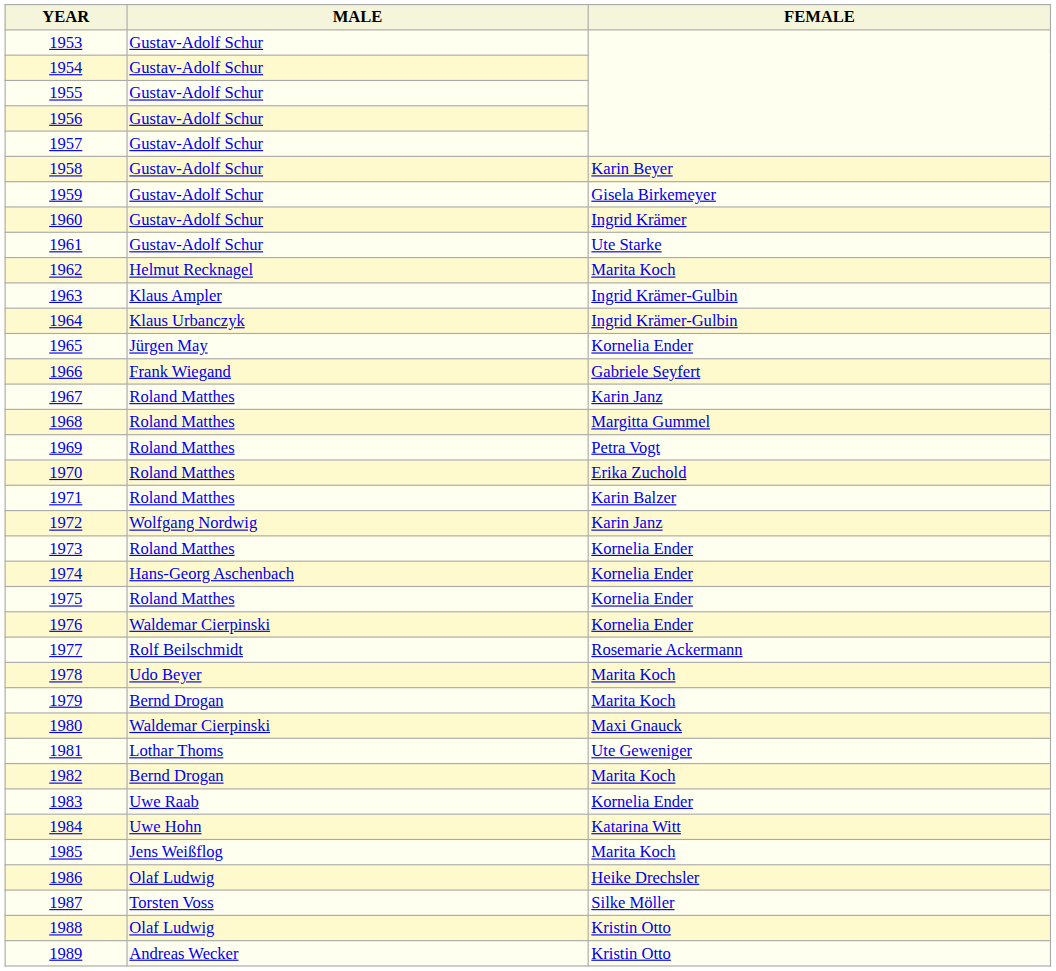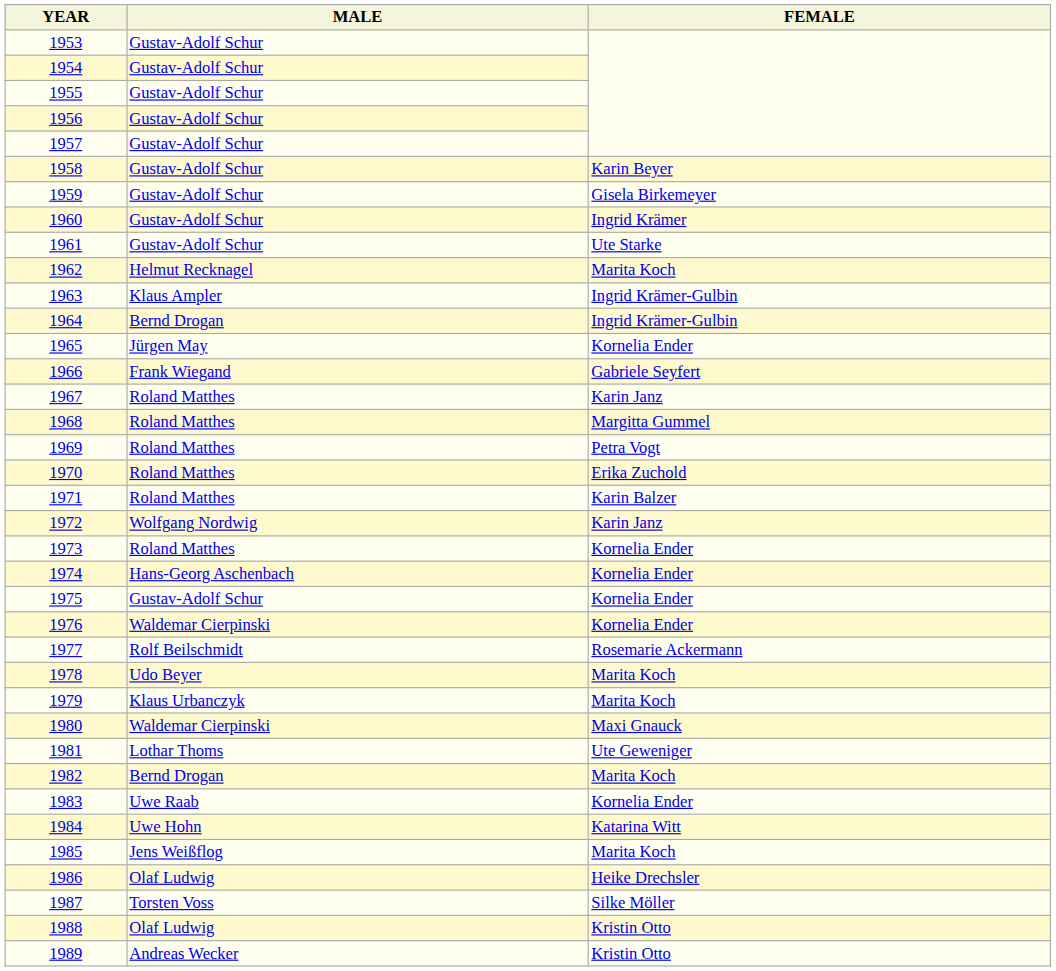(187, 320) Klaus Urbanczyk -> (176, 320) Bernd Drogan
(182, 599) Roland Matthes -> (196, 599) Gustav-Adolf Schur
(176, 700) Bernd Drogan -> (187, 700) Klaus Urbanczyk
